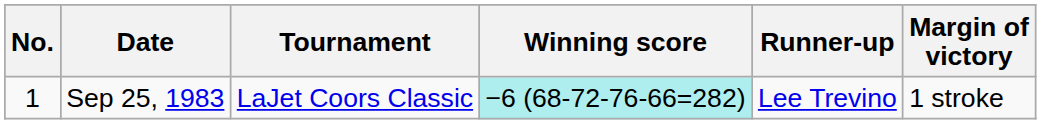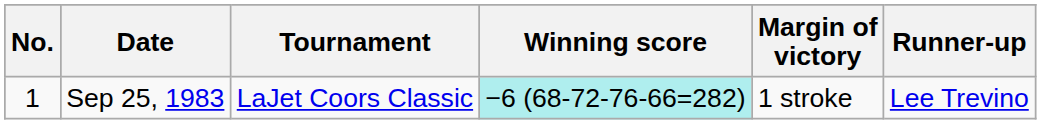columns swapped: (969, 41) <-> (827, 41)
